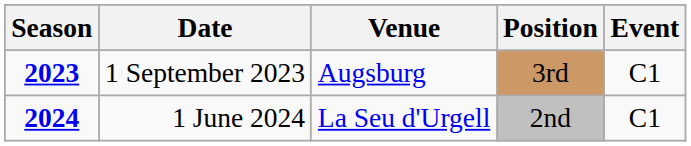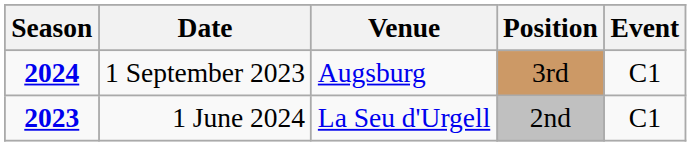(52, 72) 2023 -> (52, 72) 2024
(52, 118) 2024 -> (52, 118) 2023
